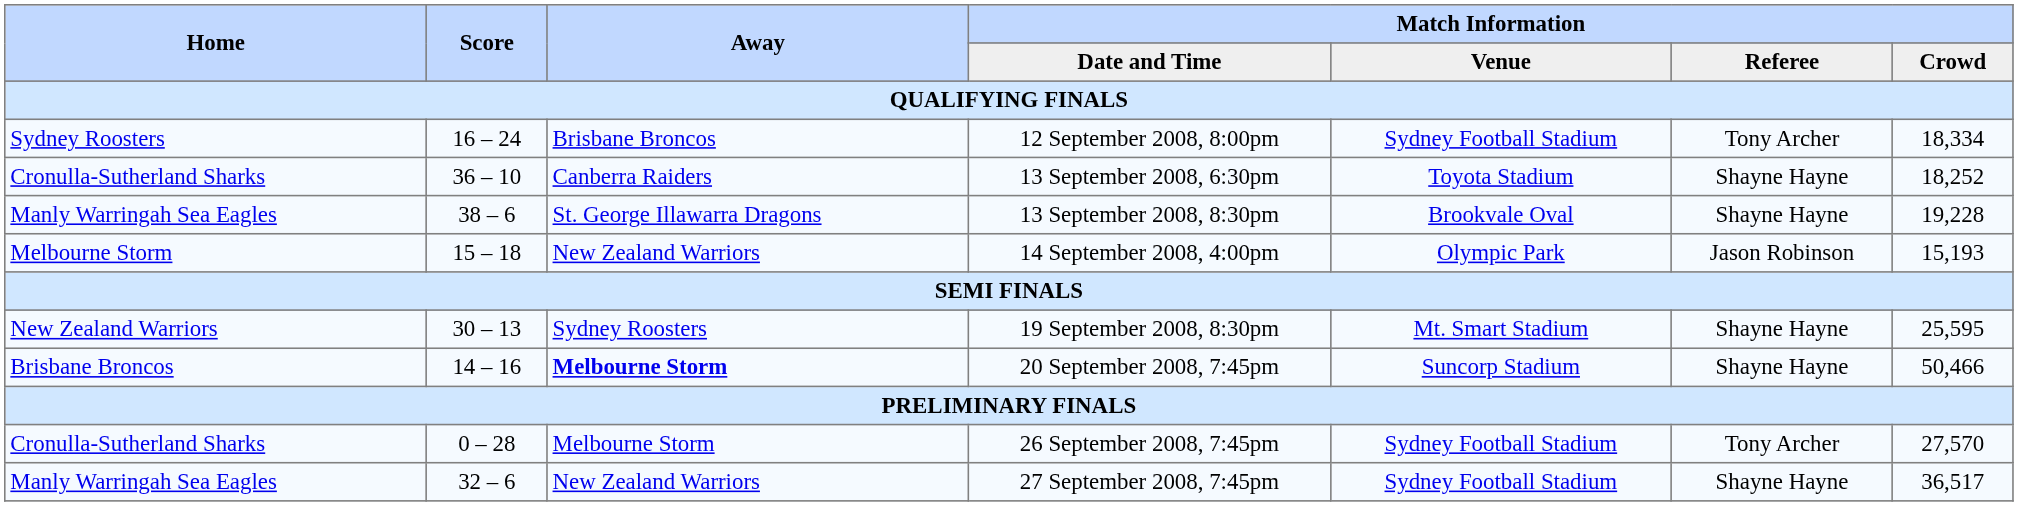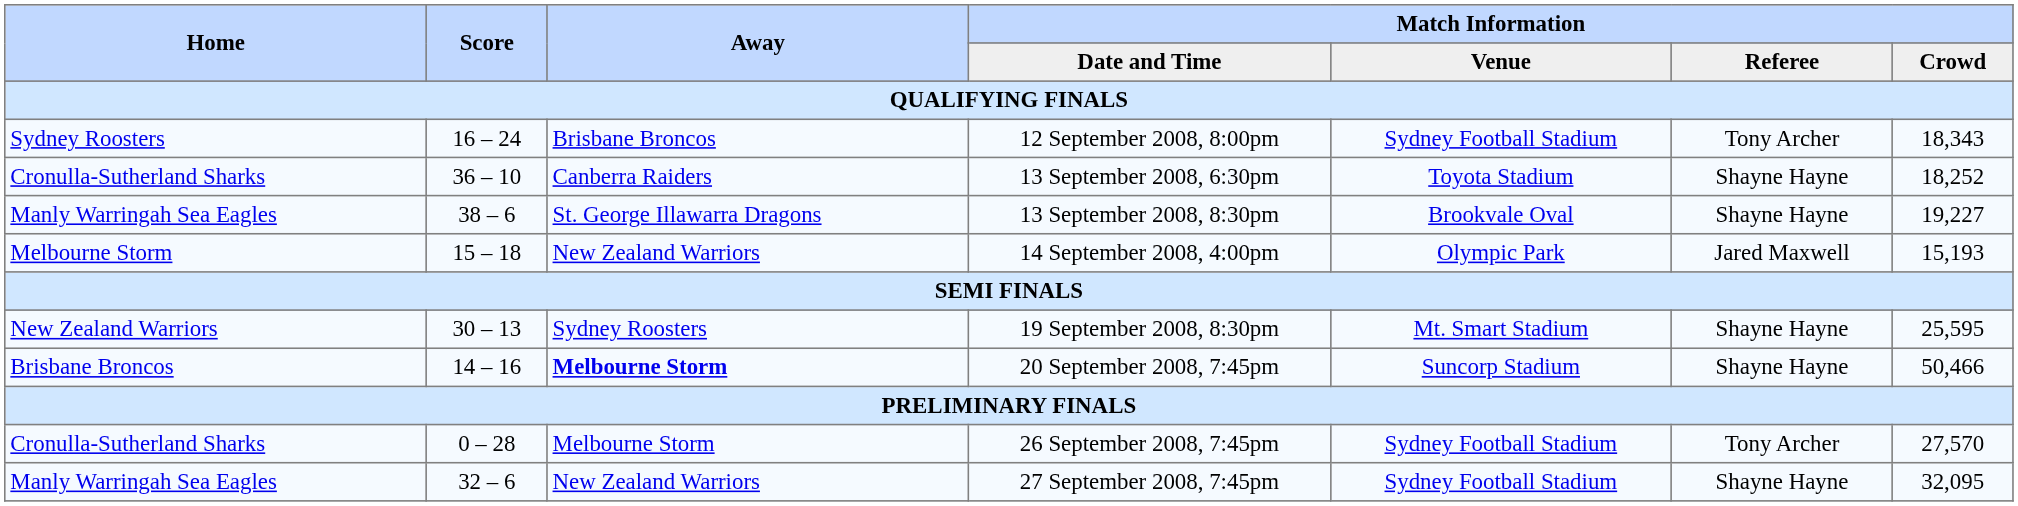(1953, 138) 18,334 -> (1953, 138) 18,343
(1953, 214) 19,228 -> (1953, 214) 19,227
(1782, 252) Jason Robinson -> (1782, 252) Jared Maxwell
(1953, 481) 36,517 -> (1953, 481) 32,095
